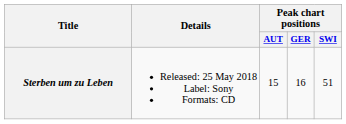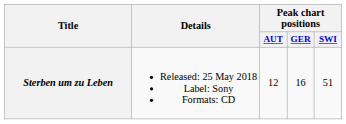(273, 83) 15 -> (273, 83) 12
